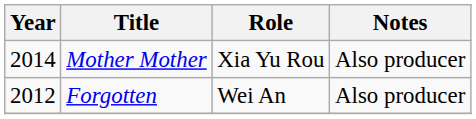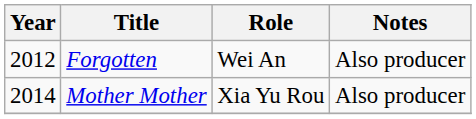rows swapped: (112, 95) <-> (137, 58)
